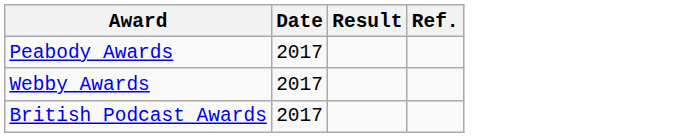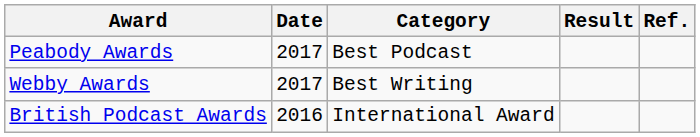+ column: (443, 21)
(300, 116) 2017 -> (300, 116) 2016
